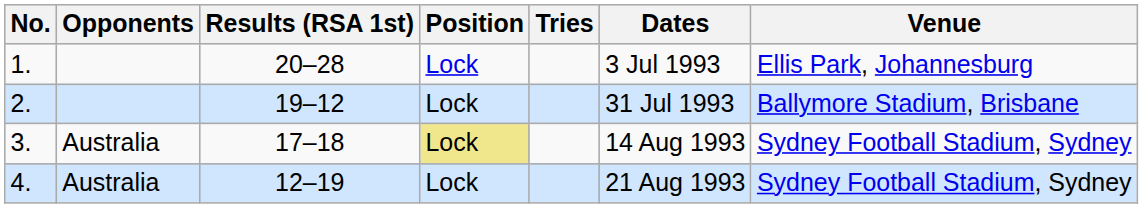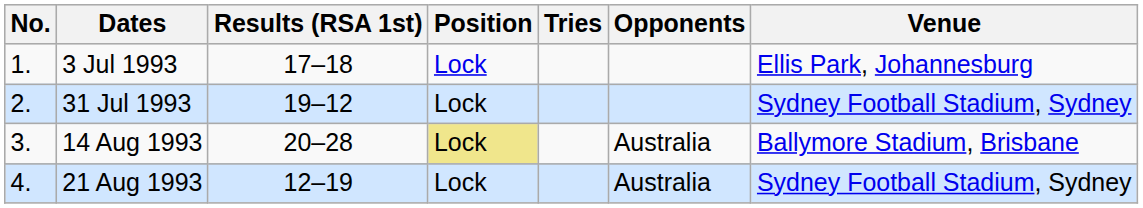columns swapped: (128, 24) <-> (675, 24)
(310, 63) 20–28 -> (318, 63) 17–18
(918, 103) Ballymore Stadium, Brisbane -> (944, 103) Sydney Football Stadium, Sydney
(310, 143) 17–18 -> (318, 143) 20–28
(944, 143) Sydney Football Stadium, Sydney -> (918, 143) Ballymore Stadium, Brisbane
